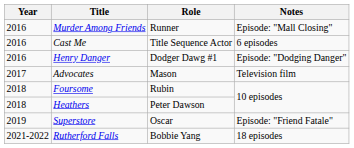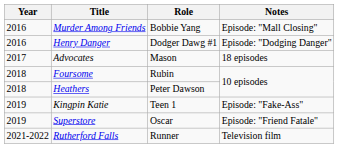(164, 27) Runner -> (175, 27) Bobbie Yang
- row: (70, 43)
(266, 74) Television film -> (245, 58) 18 episodes
+ row: (81, 105)
(175, 136) Bobbie Yang -> (164, 136) Runner
(259, 136) 18 episodes -> (251, 136) Television film
